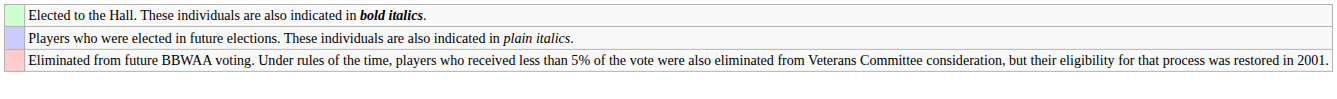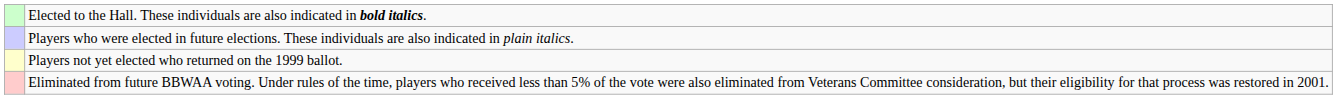+ row: (185, 60)
